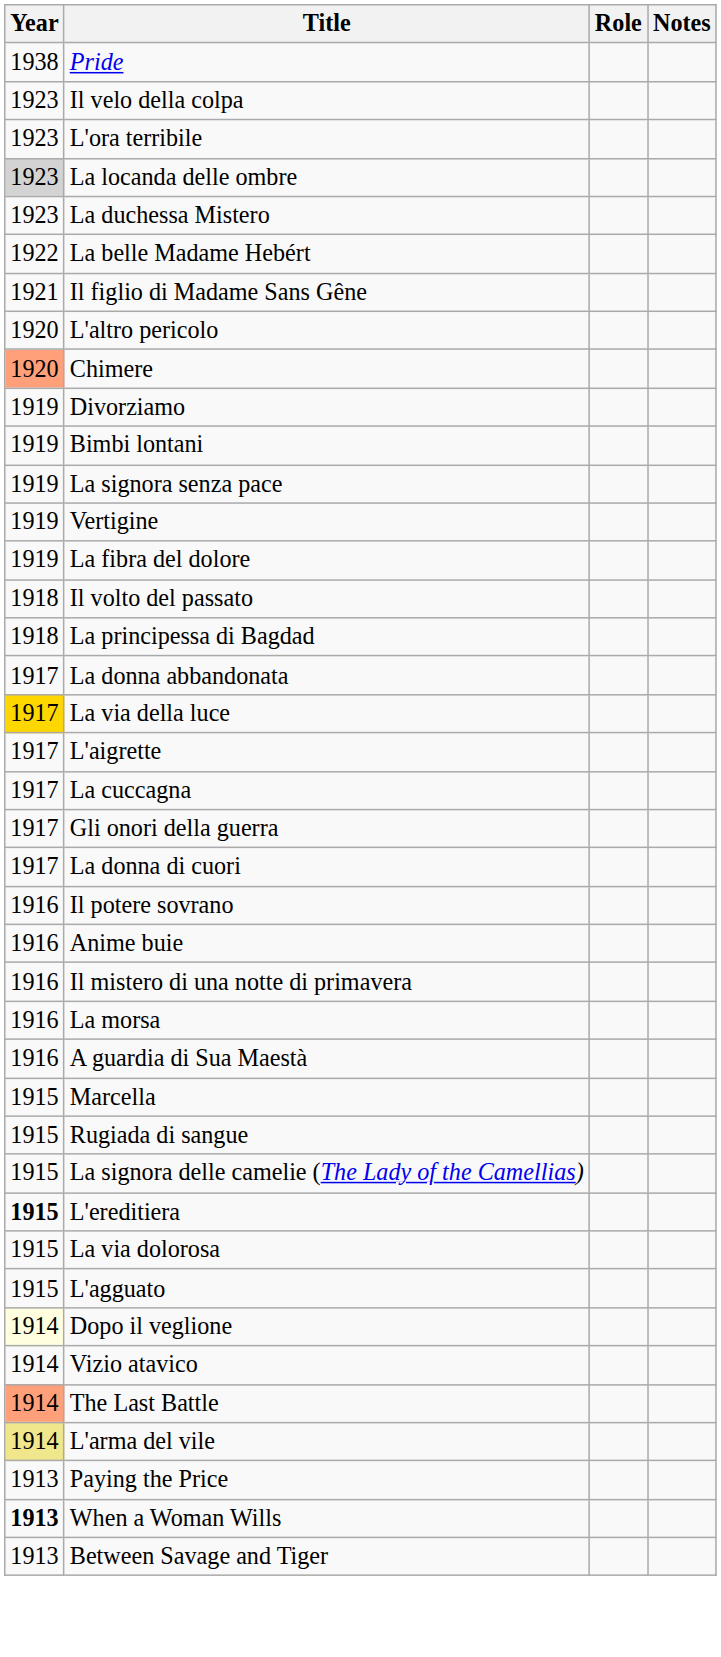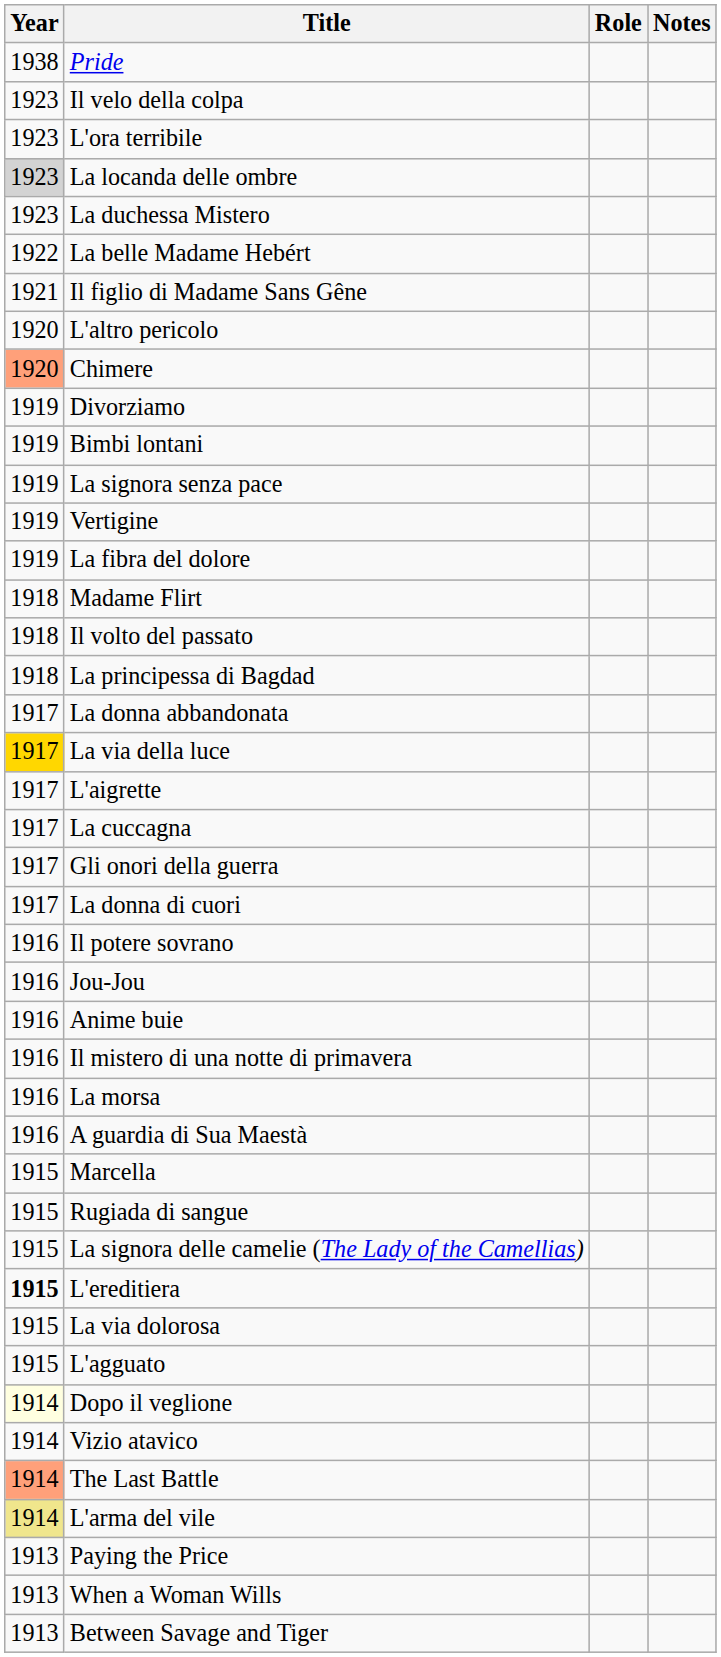+ row: (136, 598)
+ row: (107, 981)
(34, 1517) bold -> (34, 1594) normal
